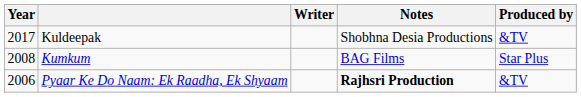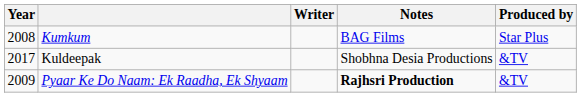rows swapped: (71, 37) <-> (66, 59)
(21, 80) 2006 -> (21, 80) 2009
